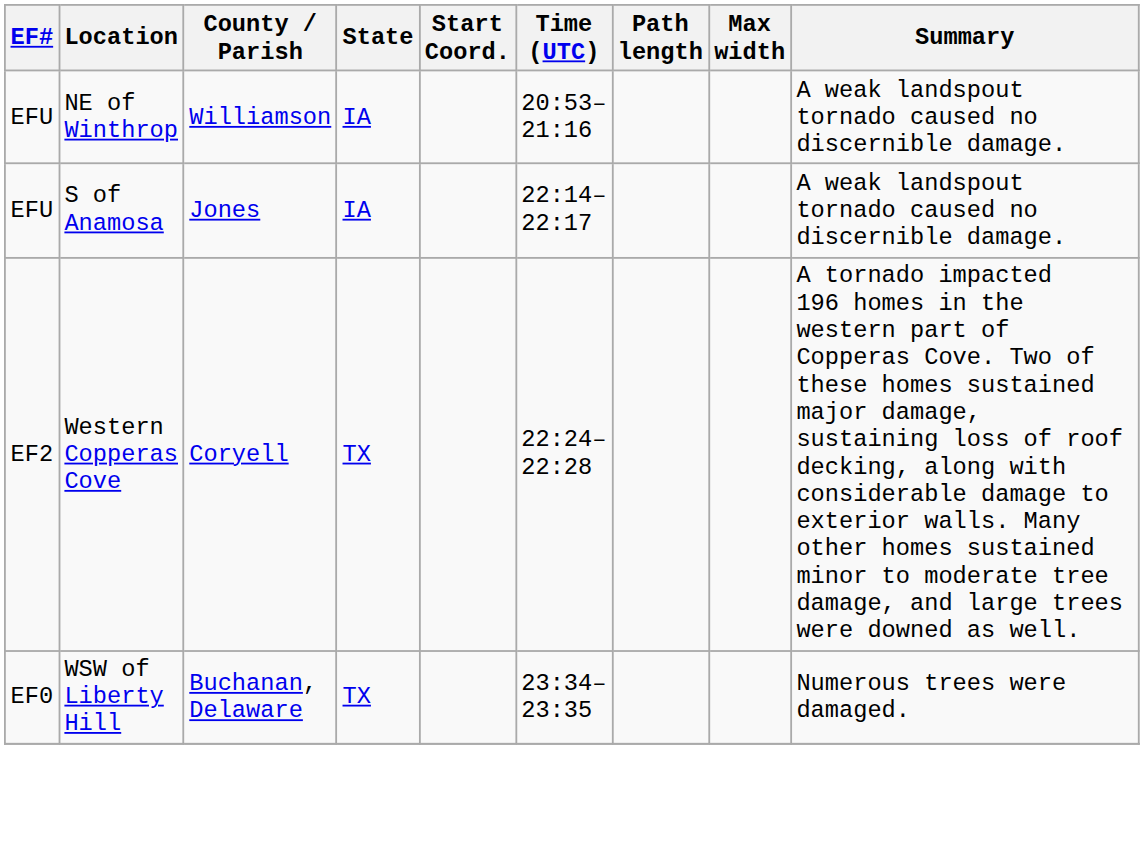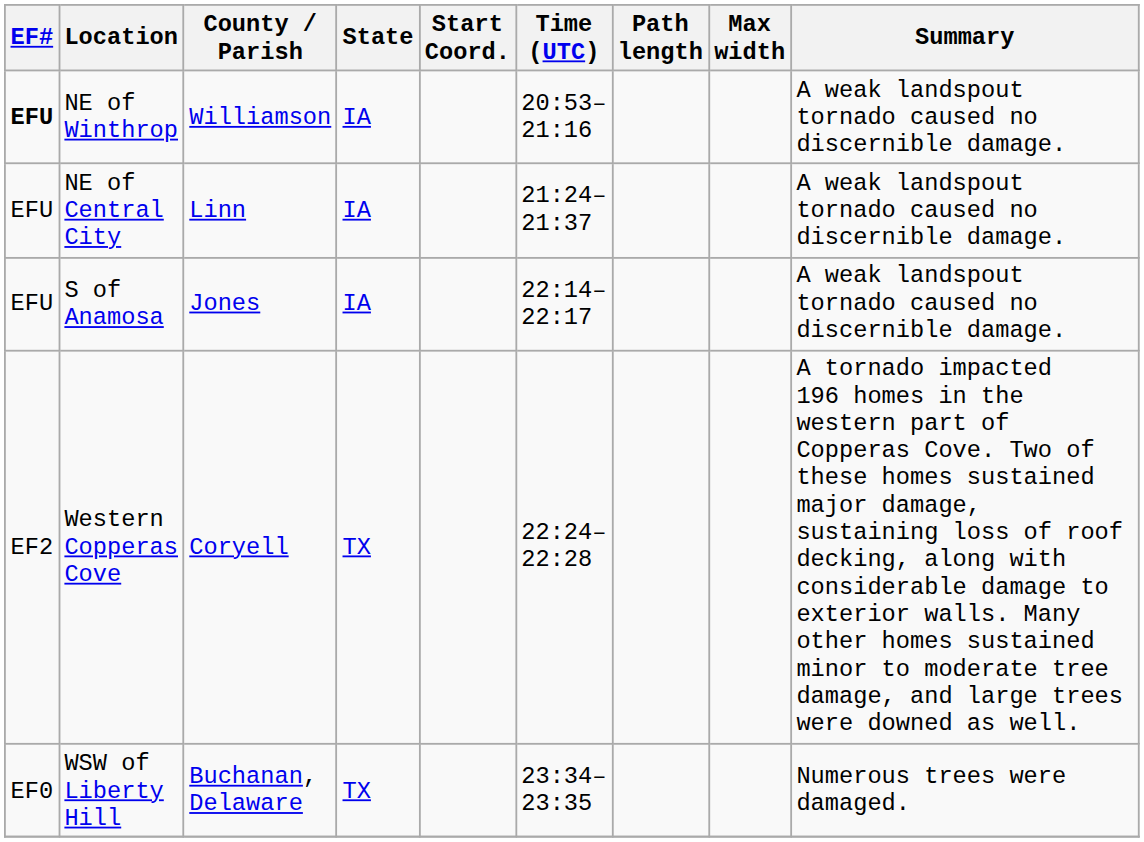(32, 117) normal -> (32, 117) bold
+ row: (114, 211)
